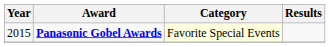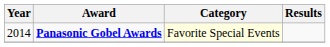(19, 32) 2015 -> (19, 32) 2014
